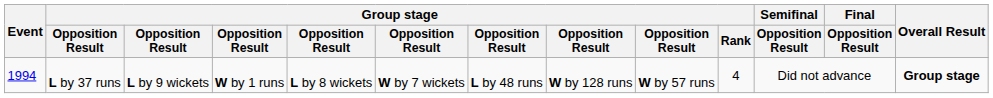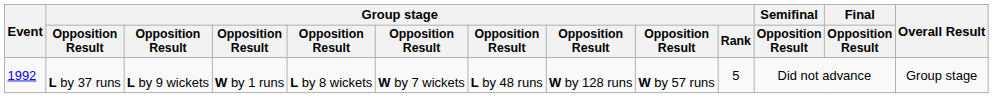(22, 76) 1994 -> (22, 76) 1992
(736, 76) 4 -> (736, 76) 5
(942, 76) bold -> (942, 76) normal
